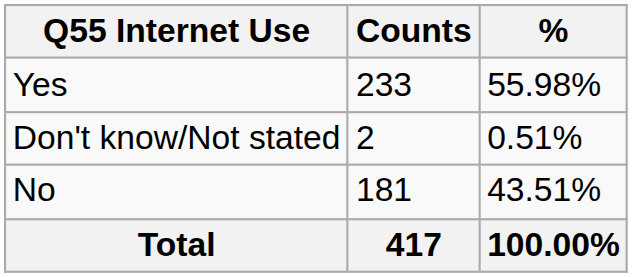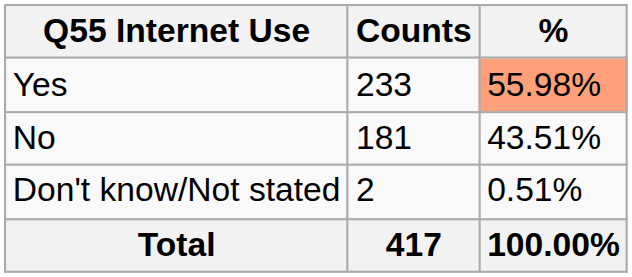(544, 84) no background -> (544, 84) lightsalmon background
rows swapped: (34, 191) <-> (177, 137)
